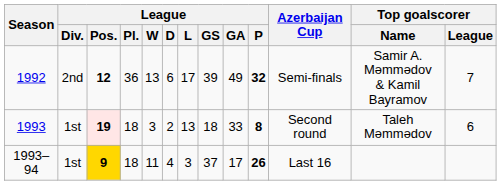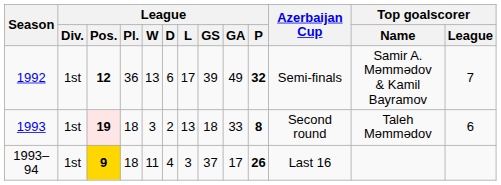(73, 77) 2nd -> (73, 77) 1st
